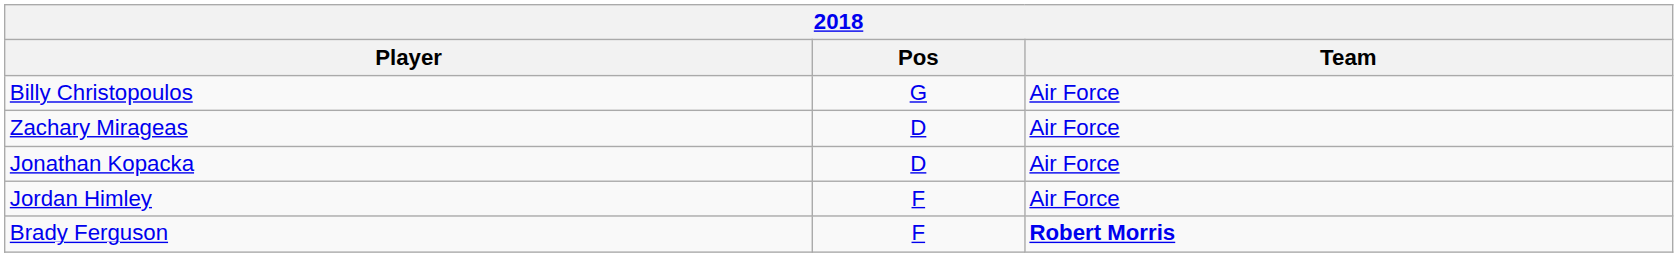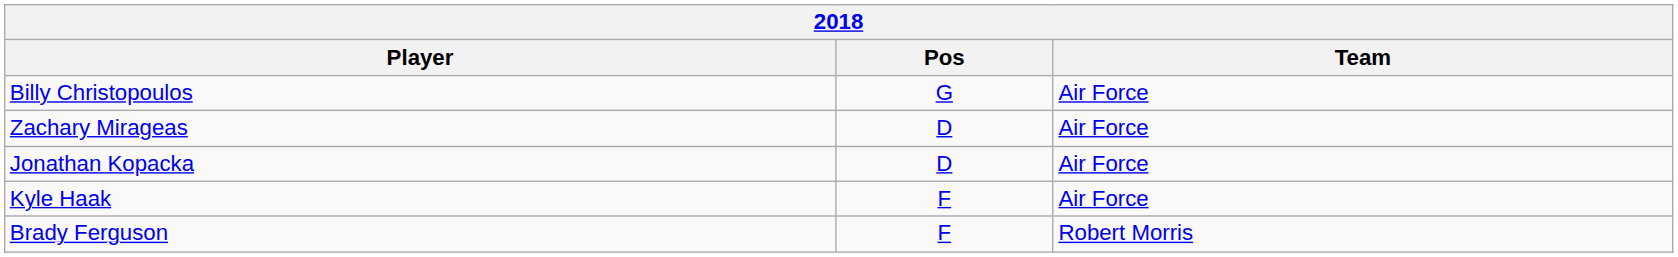+ row: (61, 198)
- row: (81, 198)
(1102, 233) bold -> (1126, 233) normal
